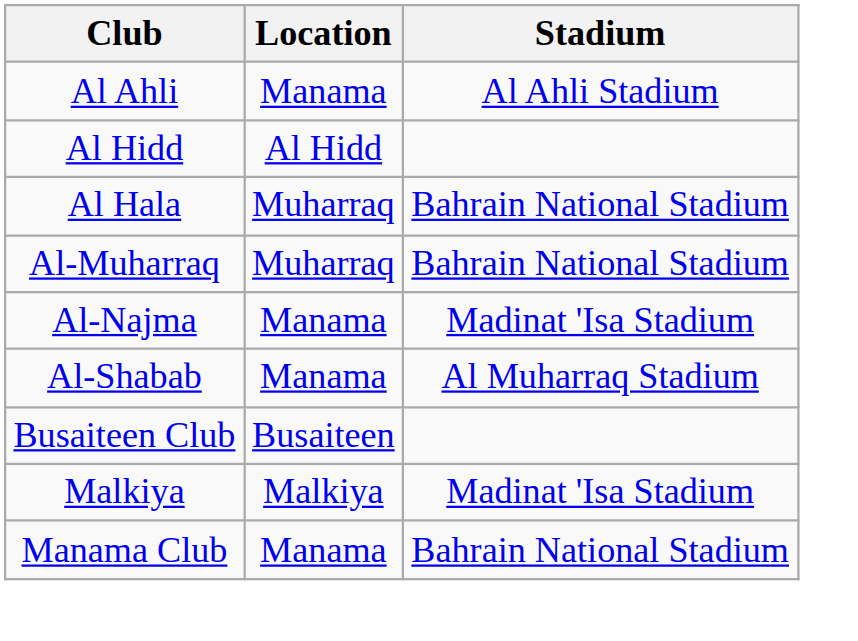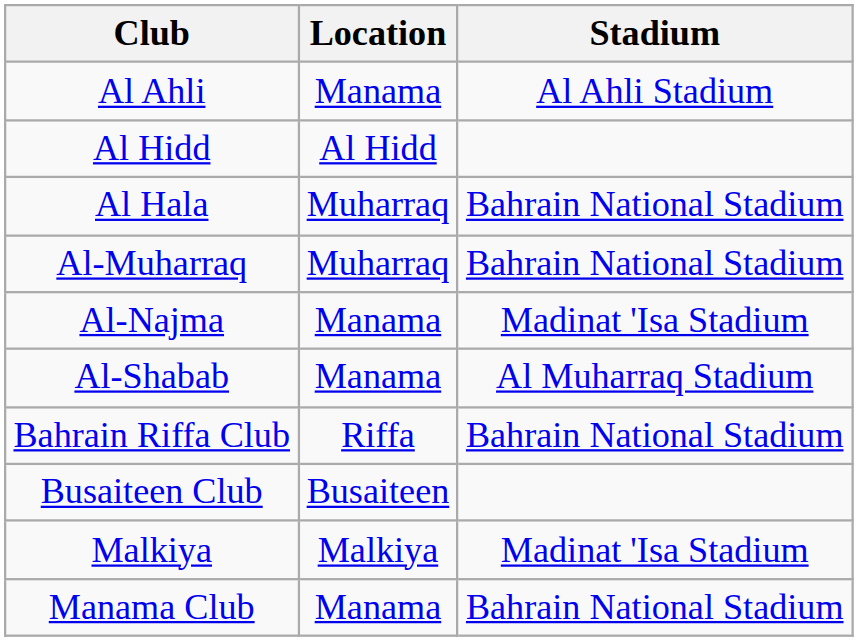+ row: (152, 434)
